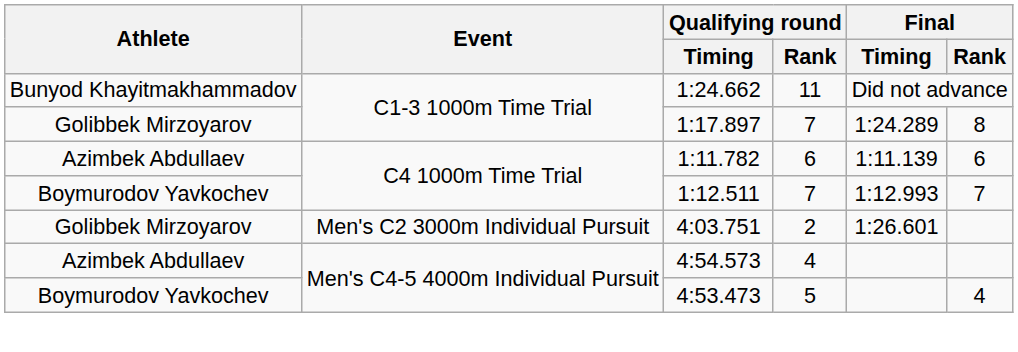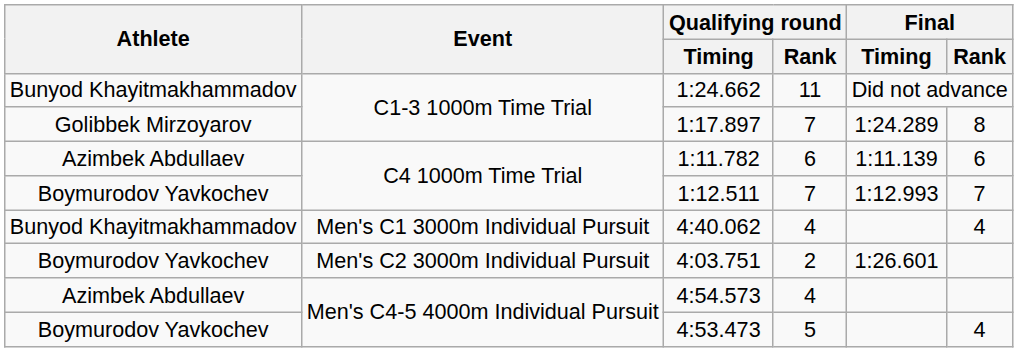+ row: (719, 227)
(153, 227) Golibbek Mirzoyarov -> (153, 261) Boymurodov Yavkochev
